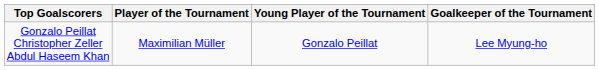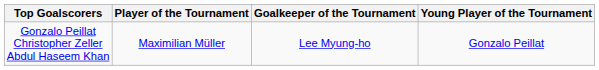columns swapped: (511, 13) <-> (340, 13)
